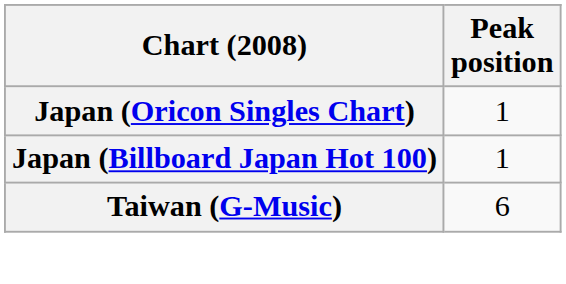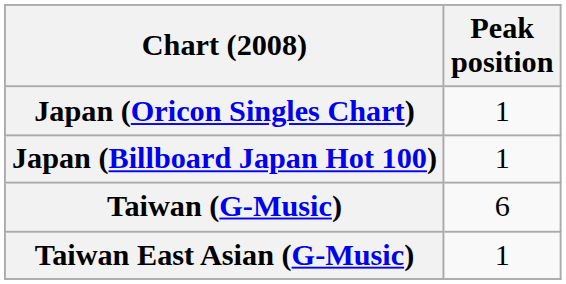+ row: (224, 254)
